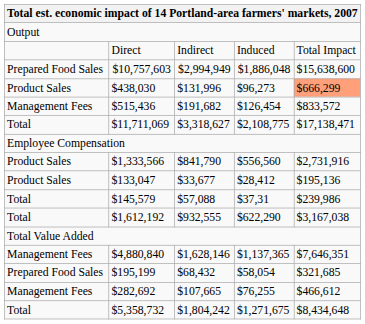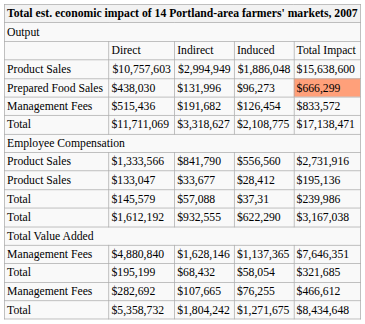(55, 69) Prepared Food Sales -> (39, 69) Product Sales
(39, 87) Product Sales -> (55, 87) Prepared Food Sales
(55, 273) Prepared Food Sales -> (19, 273) Total
